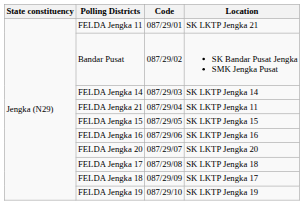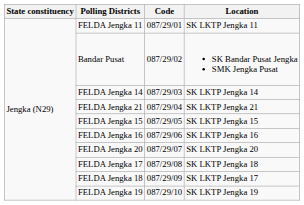(222, 25) SK LKTP Jengka 21 -> (222, 25) SK LKTP Jengka 11
(222, 106) SK LKTP Jengka 11 -> (222, 106) SK LKTP Jengka 21
